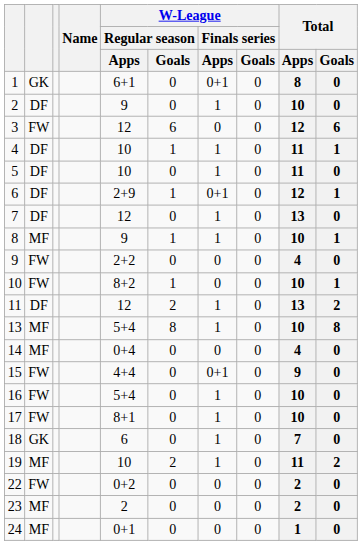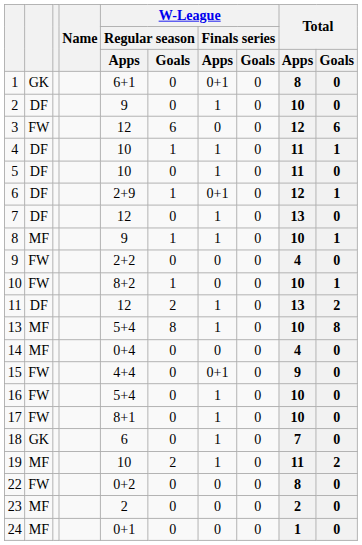(297, 484) 2 -> (297, 484) 8
